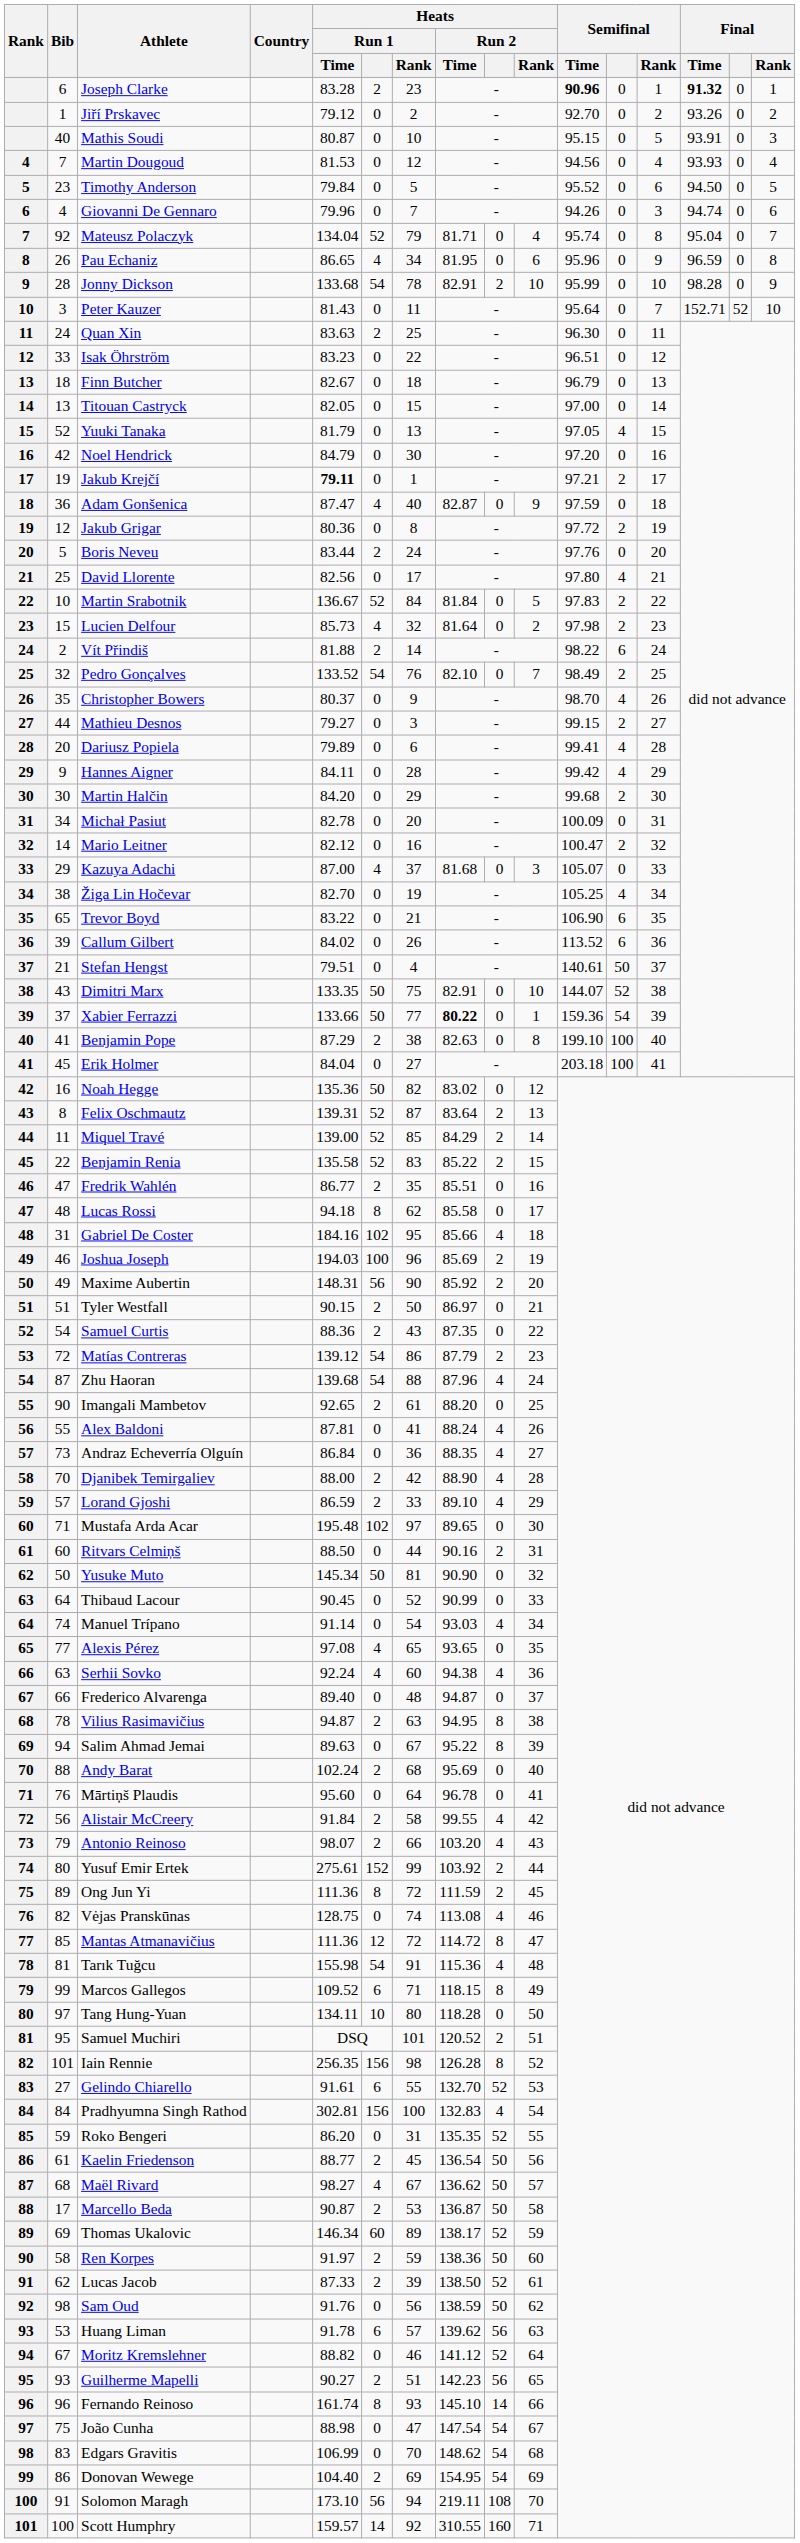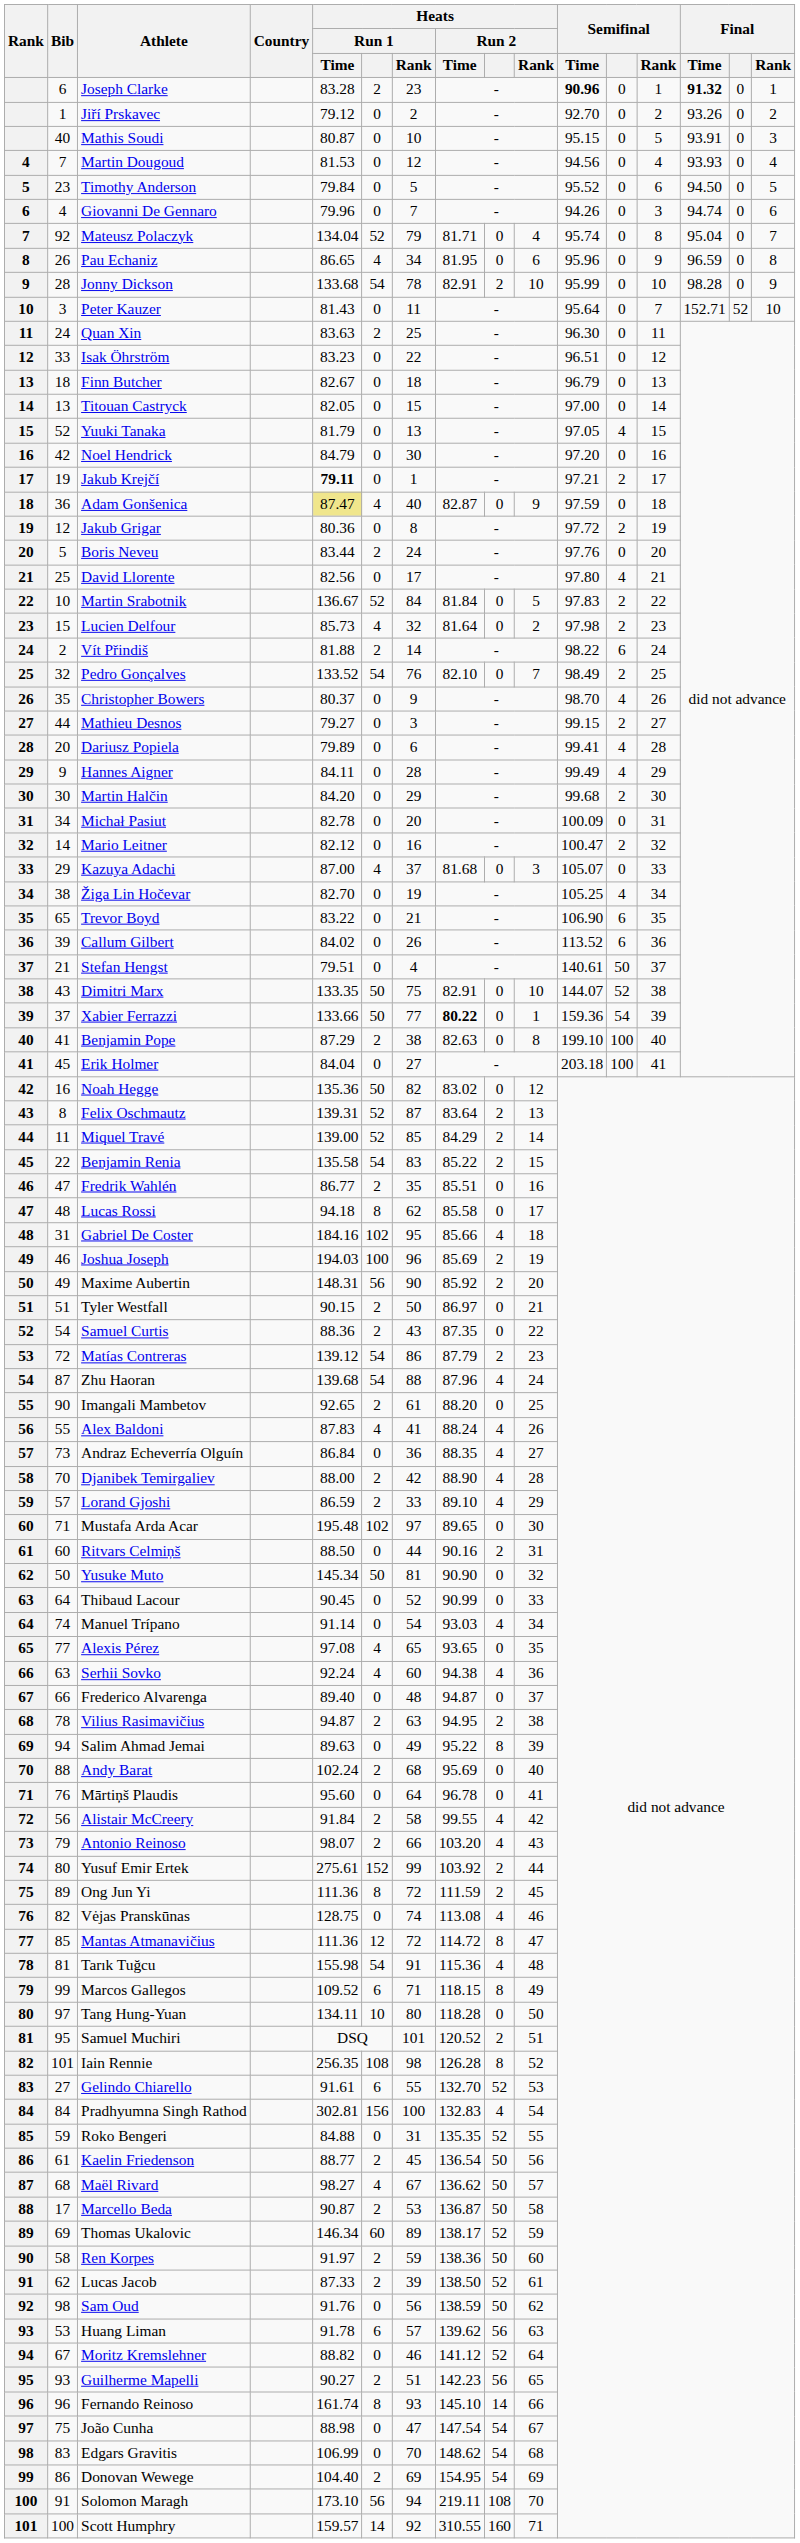(337, 503) no background -> (337, 503) khaki background
(582, 771) 99.42 -> (582, 771) 99.49
(377, 1161) 52 -> (377, 1161) 54
(337, 1429) 87.81 -> (337, 1429) 87.83
(377, 1429) 0 -> (377, 1429) 4
(499, 1721) 8 -> (499, 1721) 2
(414, 1746) 67 -> (414, 1746) 49
(377, 2062) 156 -> (377, 2062) 108
(337, 2135) 86.20 -> (337, 2135) 84.88
